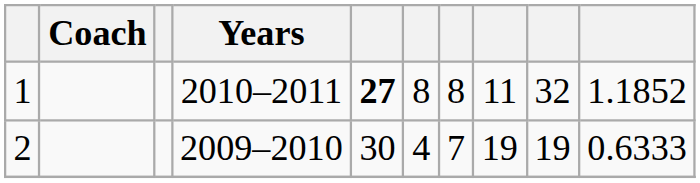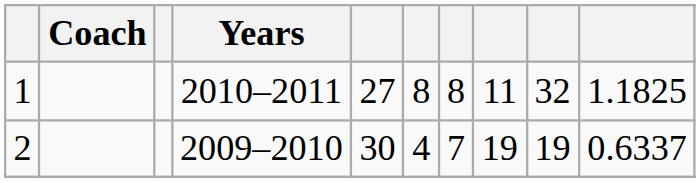(377, 90) bold -> (377, 90) normal
(637, 90) 1.1852 -> (637, 90) 1.1825
(637, 147) 0.6333 -> (637, 147) 0.6337
